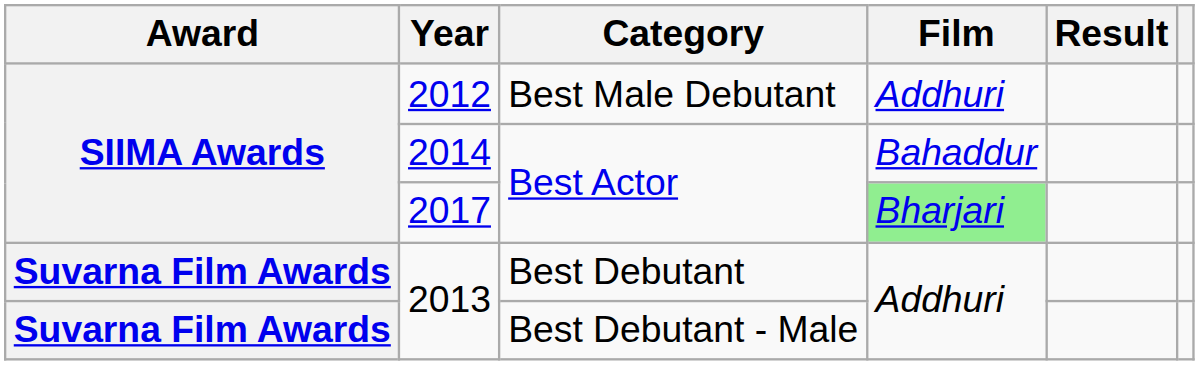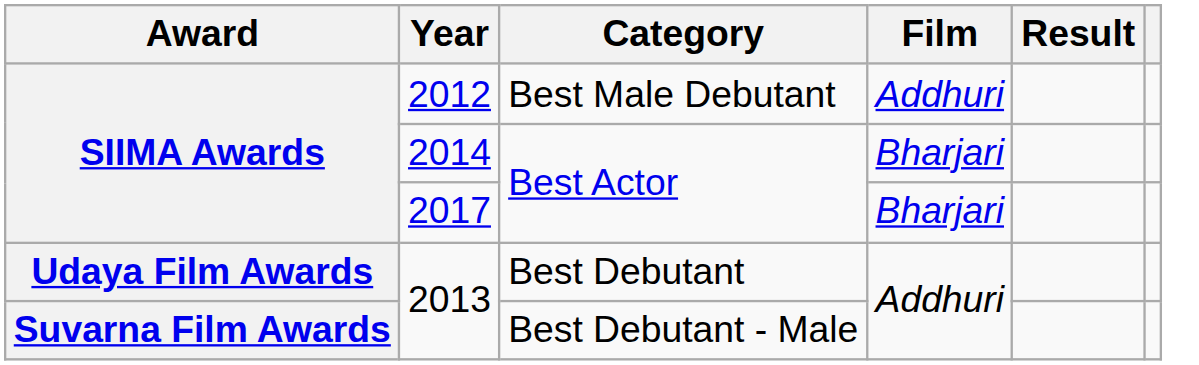(956, 152) Bahaddur -> (940, 152) Bharjari
(940, 211) lightgreen background -> (940, 211) no background
(202, 270) Suvarna Film Awards -> (202, 270) Udaya Film Awards
